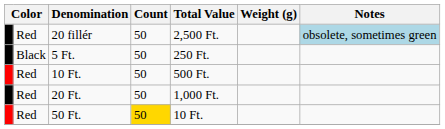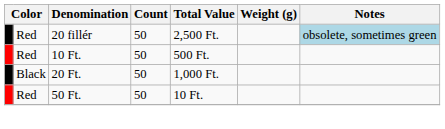- row: (63, 54)
(26, 94) Red -> (31, 74) Black
(140, 114) gold background -> (140, 94) no background
